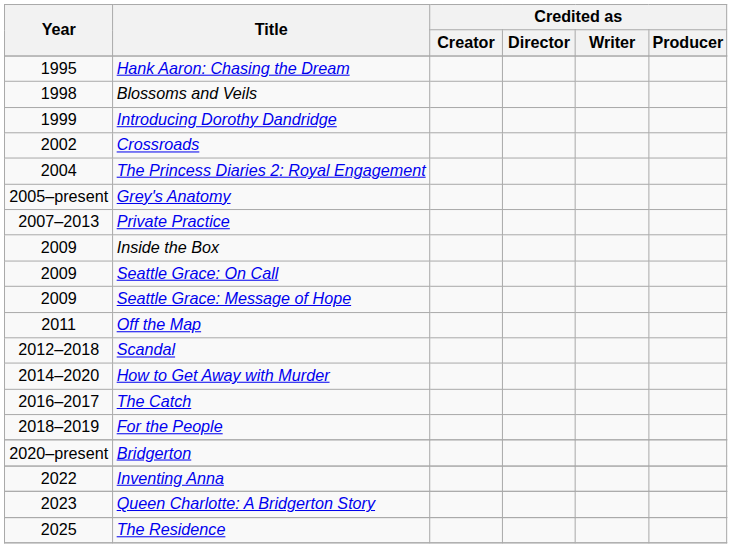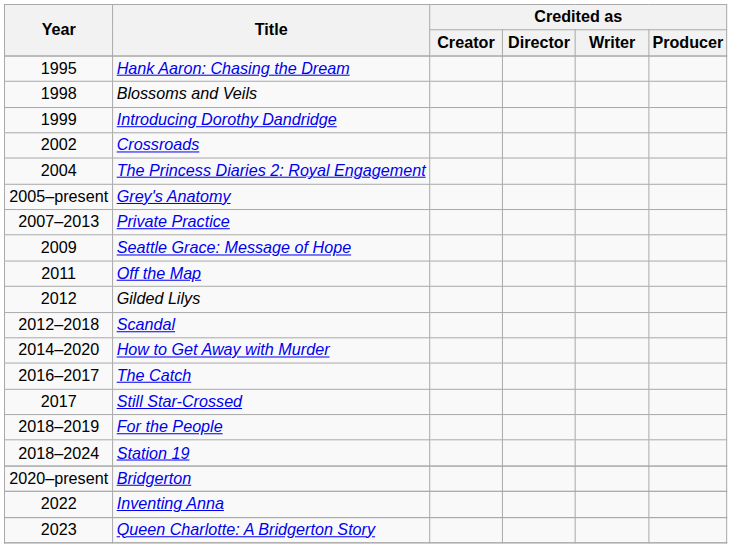- row: (168, 247)
- row: (198, 273)
+ row: (158, 299)
+ row: (179, 401)
+ row: (153, 453)
- row: (171, 529)
